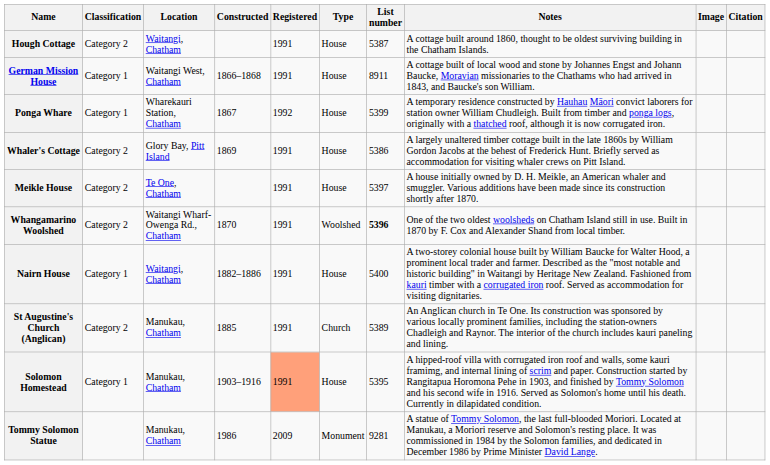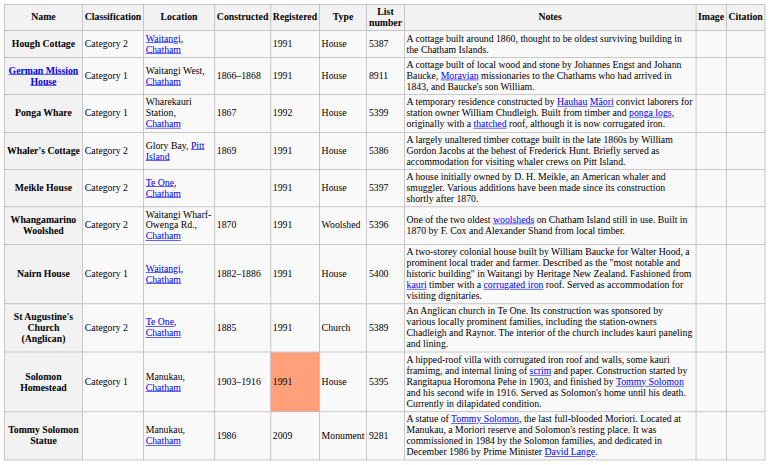(379, 225) bold -> (379, 225) normal
(165, 328) Manukau, Chatham -> (163, 328) Te One, Chatham
